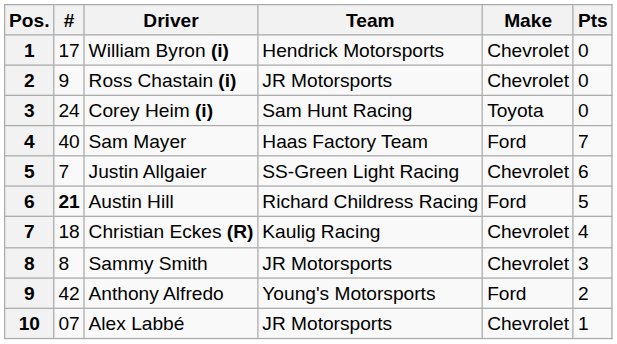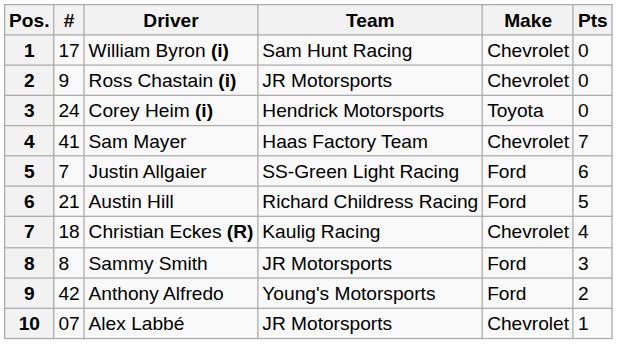(353, 50) Hendrick Motorsports -> (337, 50) Sam Hunt Racing
(337, 111) Sam Hunt Racing -> (353, 111) Hendrick Motorsports
(69, 141) 40 -> (69, 141) 41
(507, 141) Ford -> (528, 141) Chevrolet
(528, 172) Chevrolet -> (507, 172) Ford
(69, 202) bold -> (69, 202) normal
(528, 263) Chevrolet -> (507, 263) Ford
